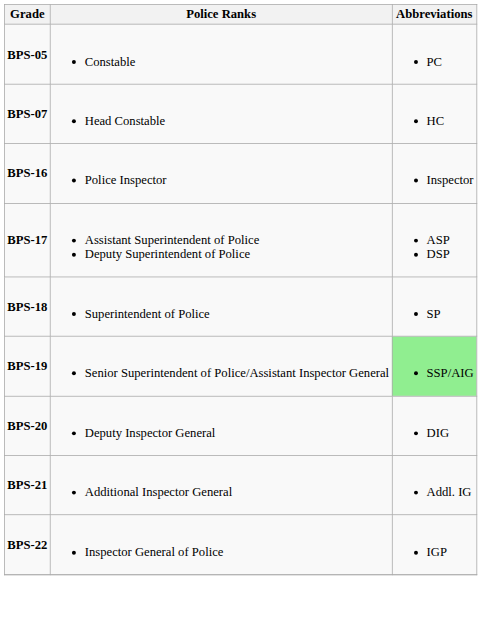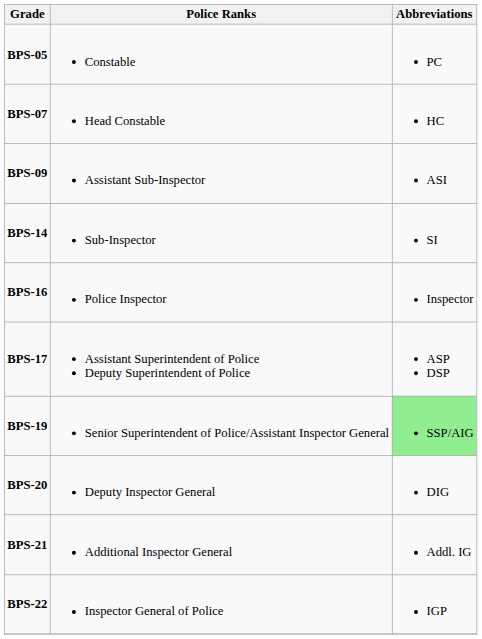+ row: (27, 173)
+ row: (27, 232)
- row: (27, 306)
